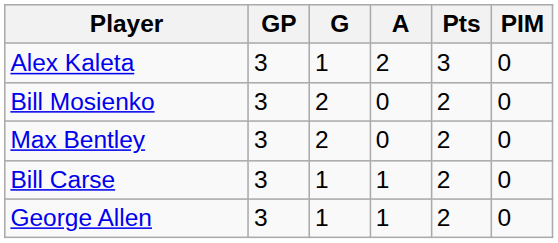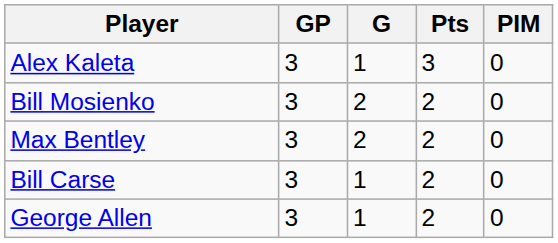- column: (401, 23)
